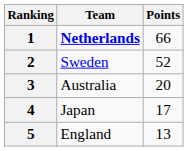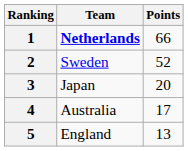(88, 85) Australia -> (78, 85) Japan
(78, 110) Japan -> (88, 110) Australia
